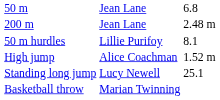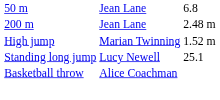- row: (35, 41)
(138, 57) Alice Coachman -> (140, 41) Marian Twinning
(140, 89) Marian Twinning -> (138, 73) Alice Coachman
